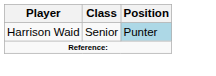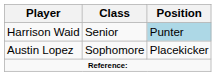+ row: (40, 50)
